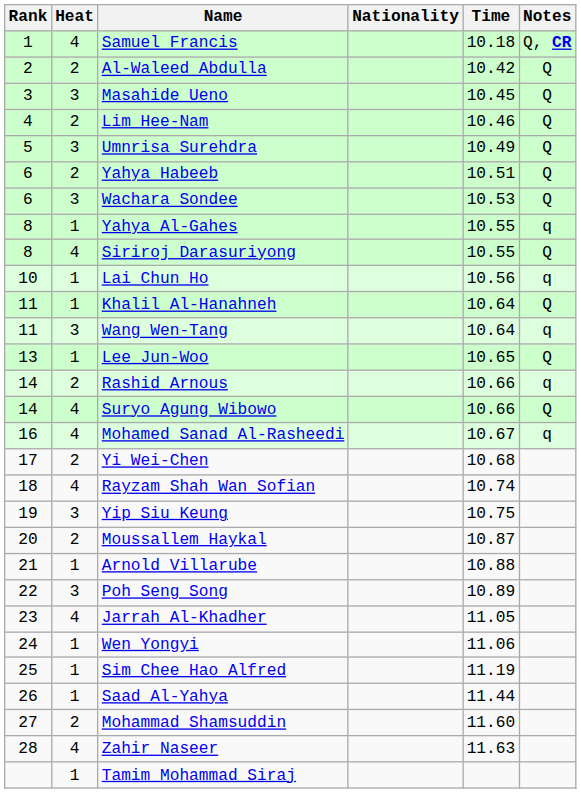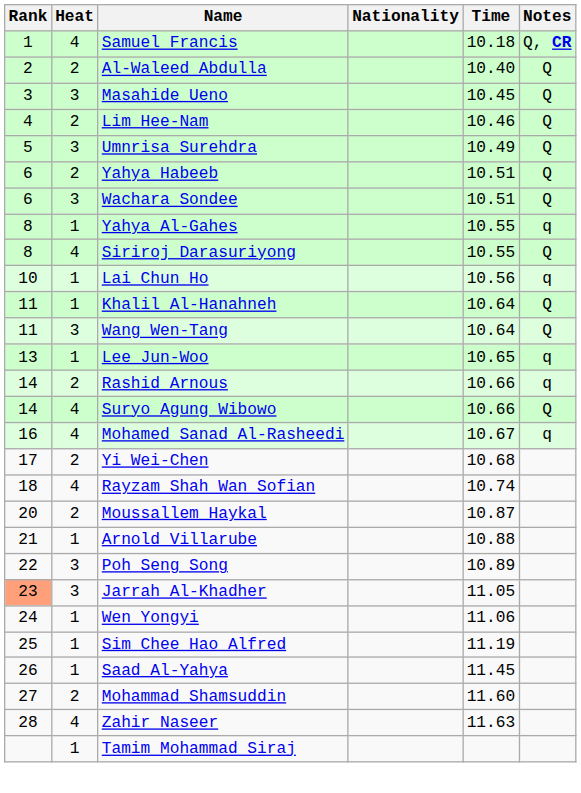(491, 70) 10.42 -> (491, 70) 10.40
(491, 201) 10.53 -> (491, 201) 10.51
(547, 331) q -> (547, 331) Q
(547, 358) Q -> (547, 358) q
- row: (165, 514)
(28, 619) no background -> (28, 593) lightsalmon background
(75, 619) 4 -> (75, 593) 3
(491, 697) 11.44 -> (491, 671) 11.45
